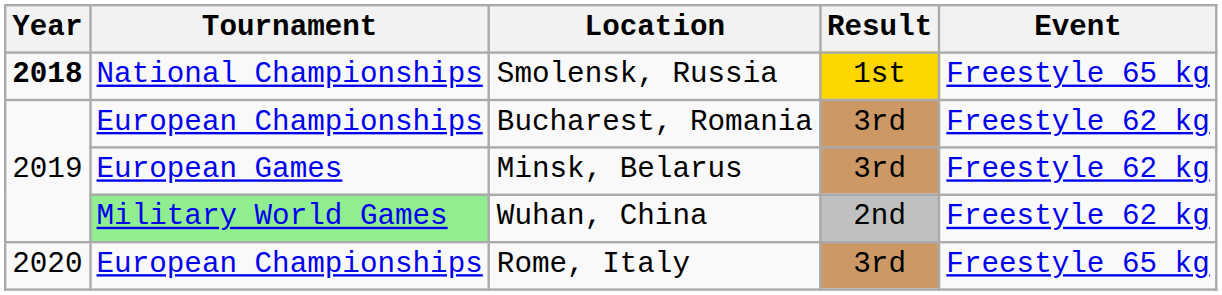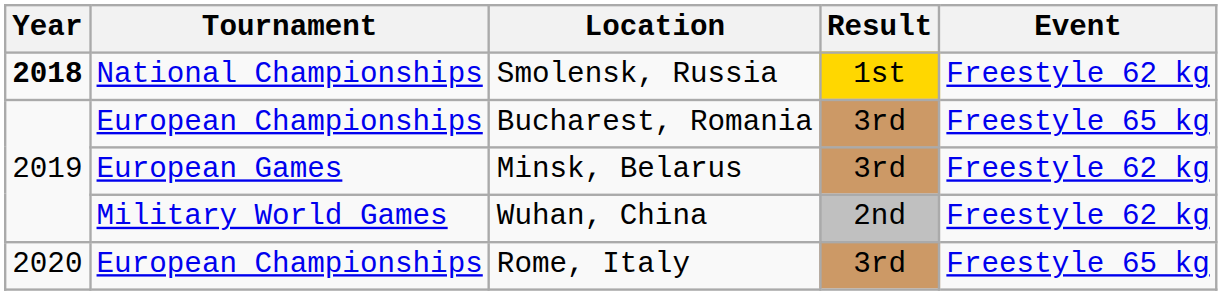(1078, 76) Freestyle 65 kg -> (1078, 76) Freestyle 62 kg
(1078, 124) Freestyle 62 kg -> (1078, 124) Freestyle 65 kg
(272, 218) lightgreen background -> (272, 218) no background
